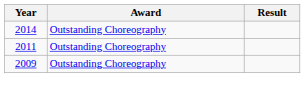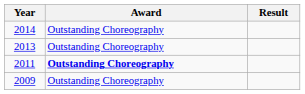+ row: (25, 47)
(108, 47) normal -> (111, 64) bold
